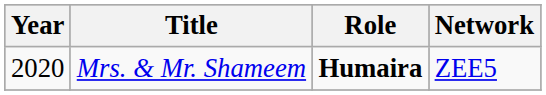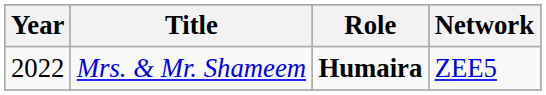(38, 68) 2020 -> (38, 68) 2022
